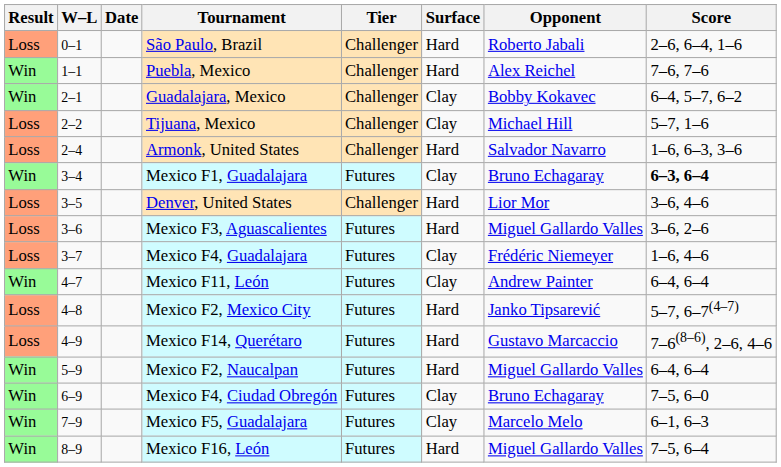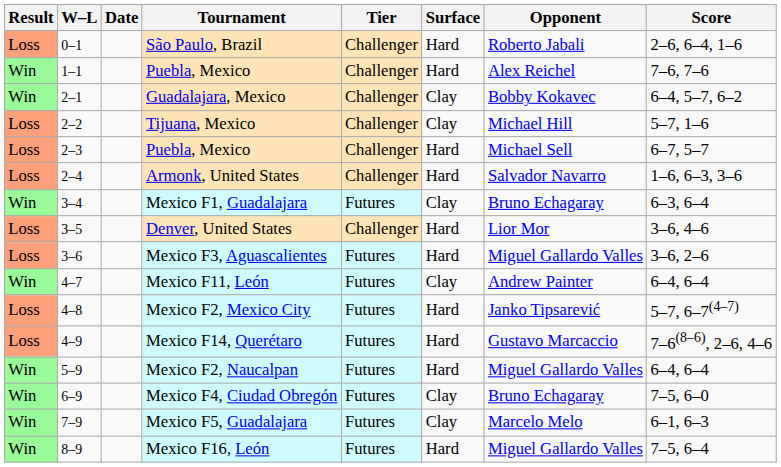+ row: (72, 150)
(680, 176) bold -> (680, 202) normal
- row: (72, 256)
